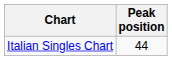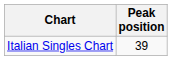(142, 45) 44 -> (142, 45) 39
